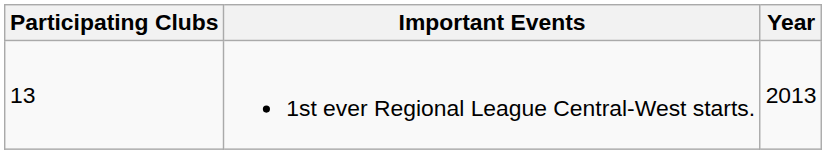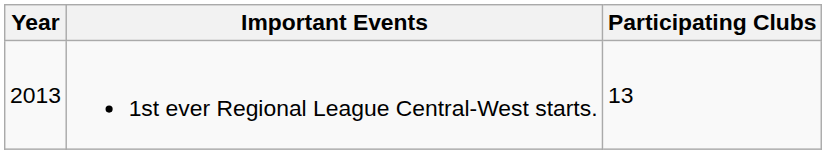columns swapped: (791, 22) <-> (114, 22)
